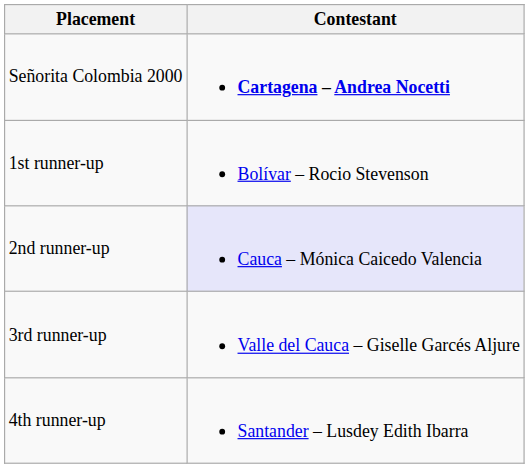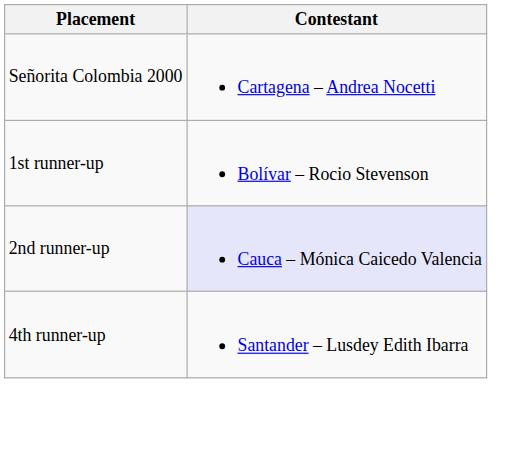(355, 88) bold -> (336, 88) normal
- row: (58, 334)
